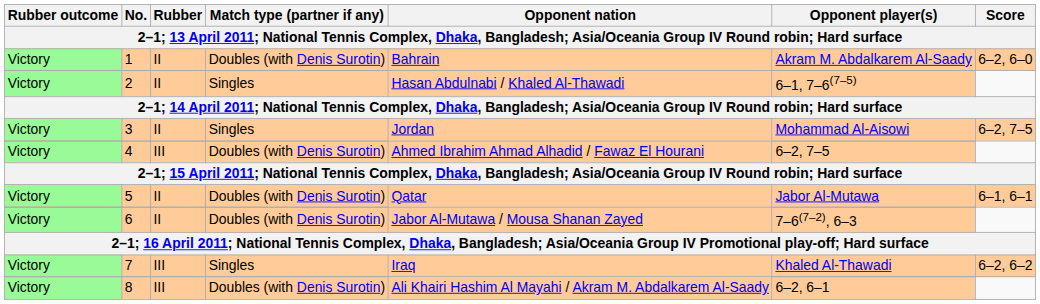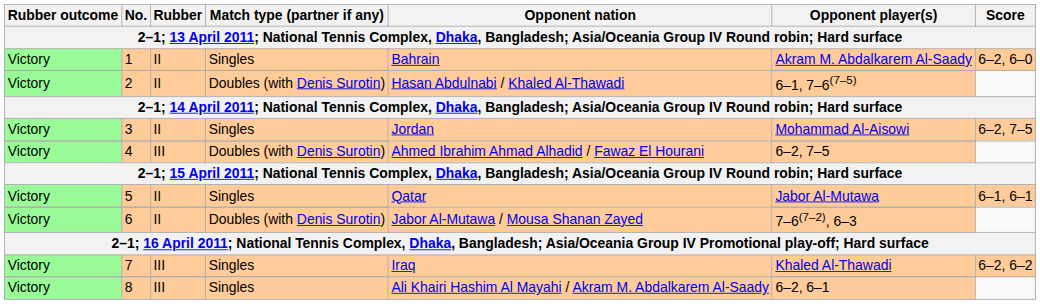(297, 59) Doubles (with Denis Surotin) -> (231, 59) Singles
(231, 83) Singles -> (297, 83) Doubles (with Denis Surotin)
(297, 195) Doubles (with Denis Surotin) -> (231, 195) Singles
(297, 287) Doubles (with Denis Surotin) -> (231, 287) Singles
